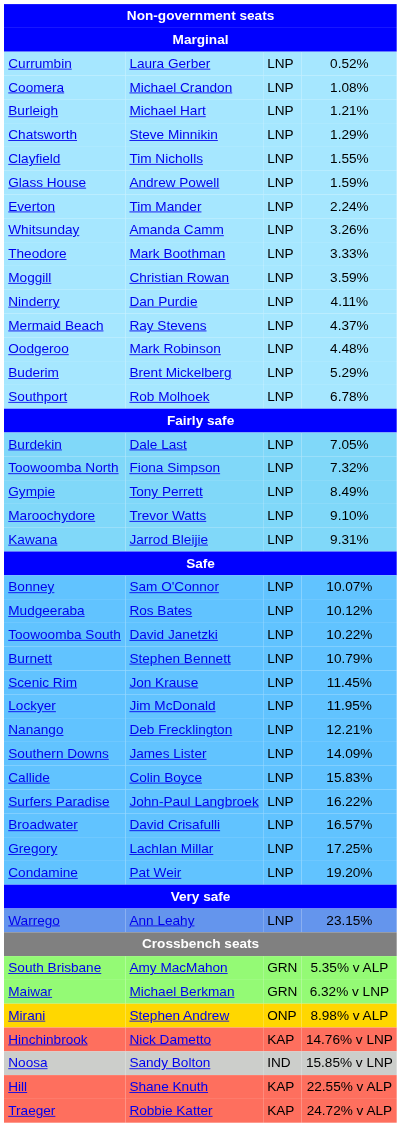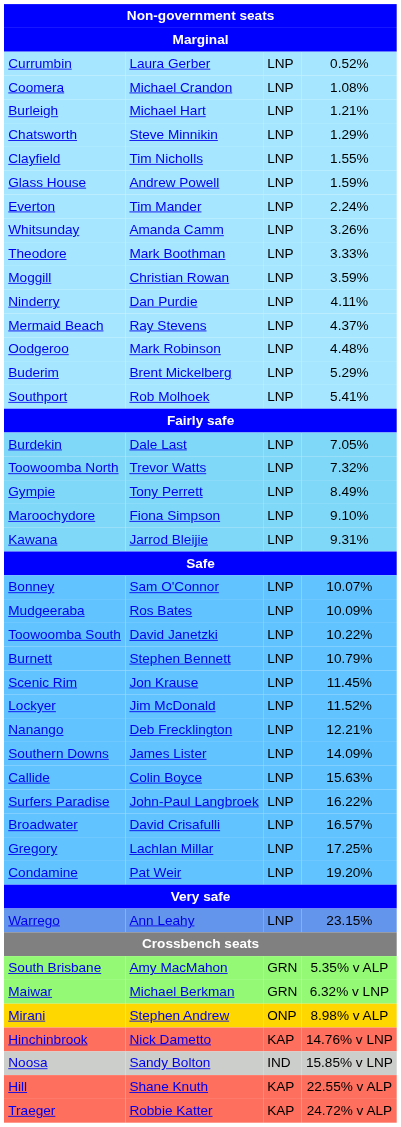(349, 397) 6.78% -> (349, 397) 5.41%
(175, 468) Fiona Simpson -> (168, 468) Trevor Watts
(168, 516) Trevor Watts -> (175, 516) Fiona Simpson
(349, 611) 10.12% -> (349, 611) 10.09%
(349, 706) 11.95% -> (349, 706) 11.52%
(349, 778) 15.83% -> (349, 778) 15.63%
